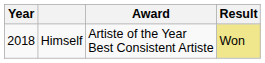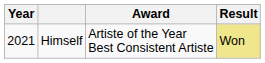(21, 41) 2018 -> (21, 41) 2021
